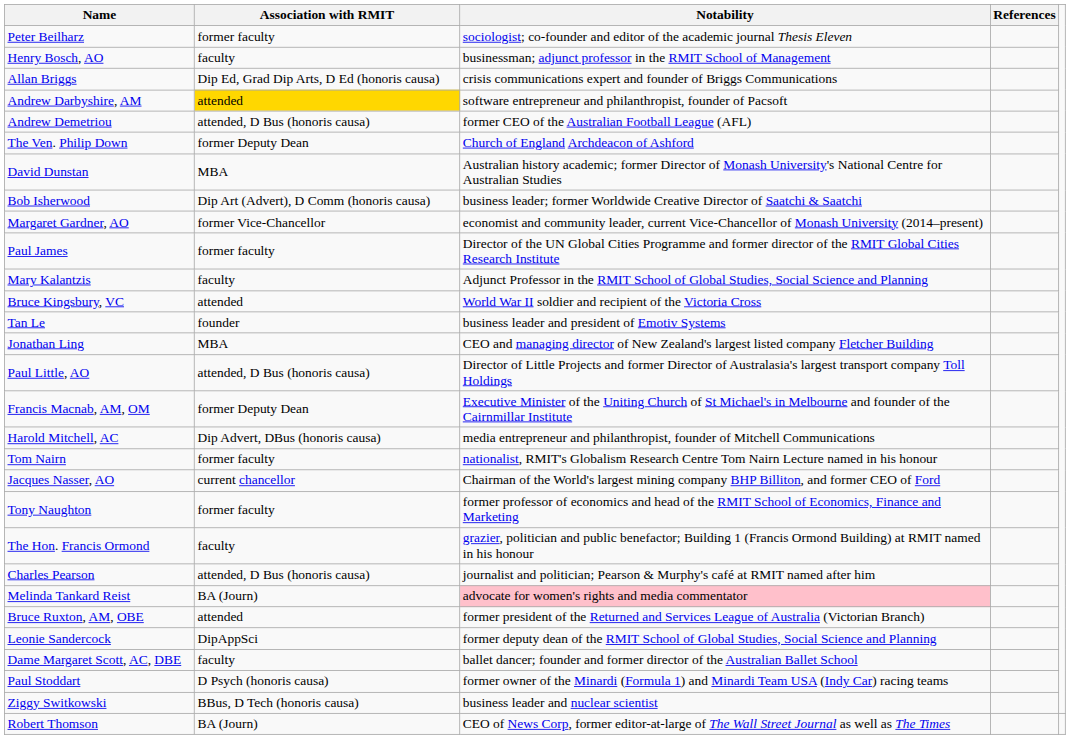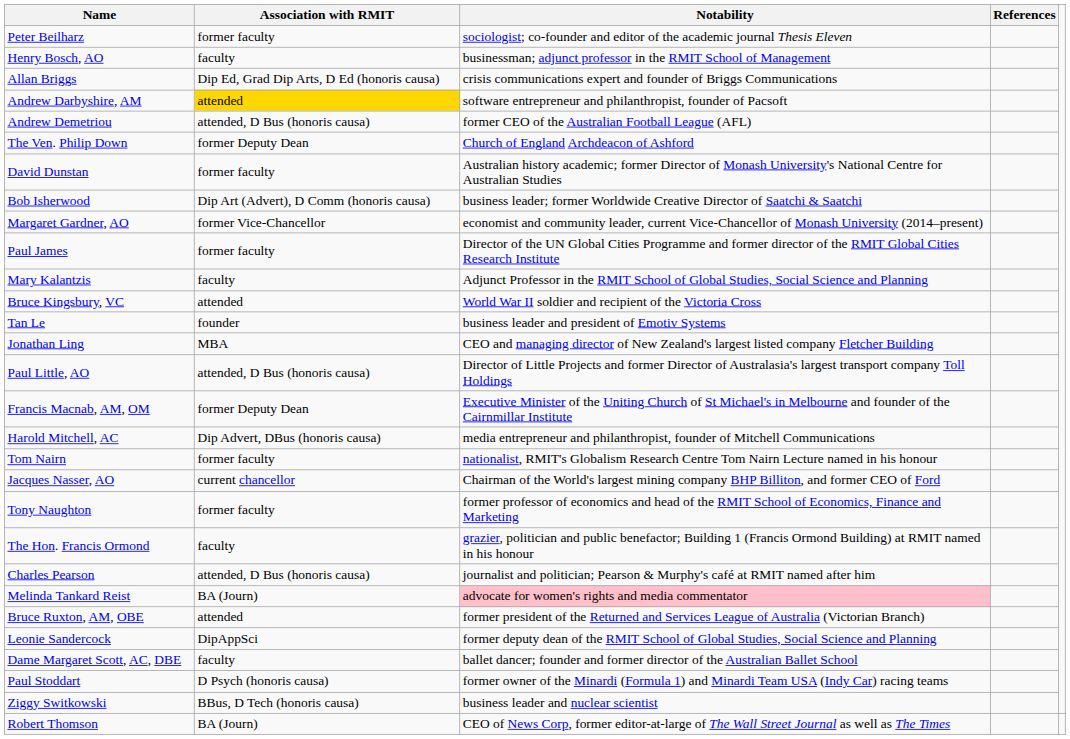(213, 171) MBA -> (236, 171) former faculty
